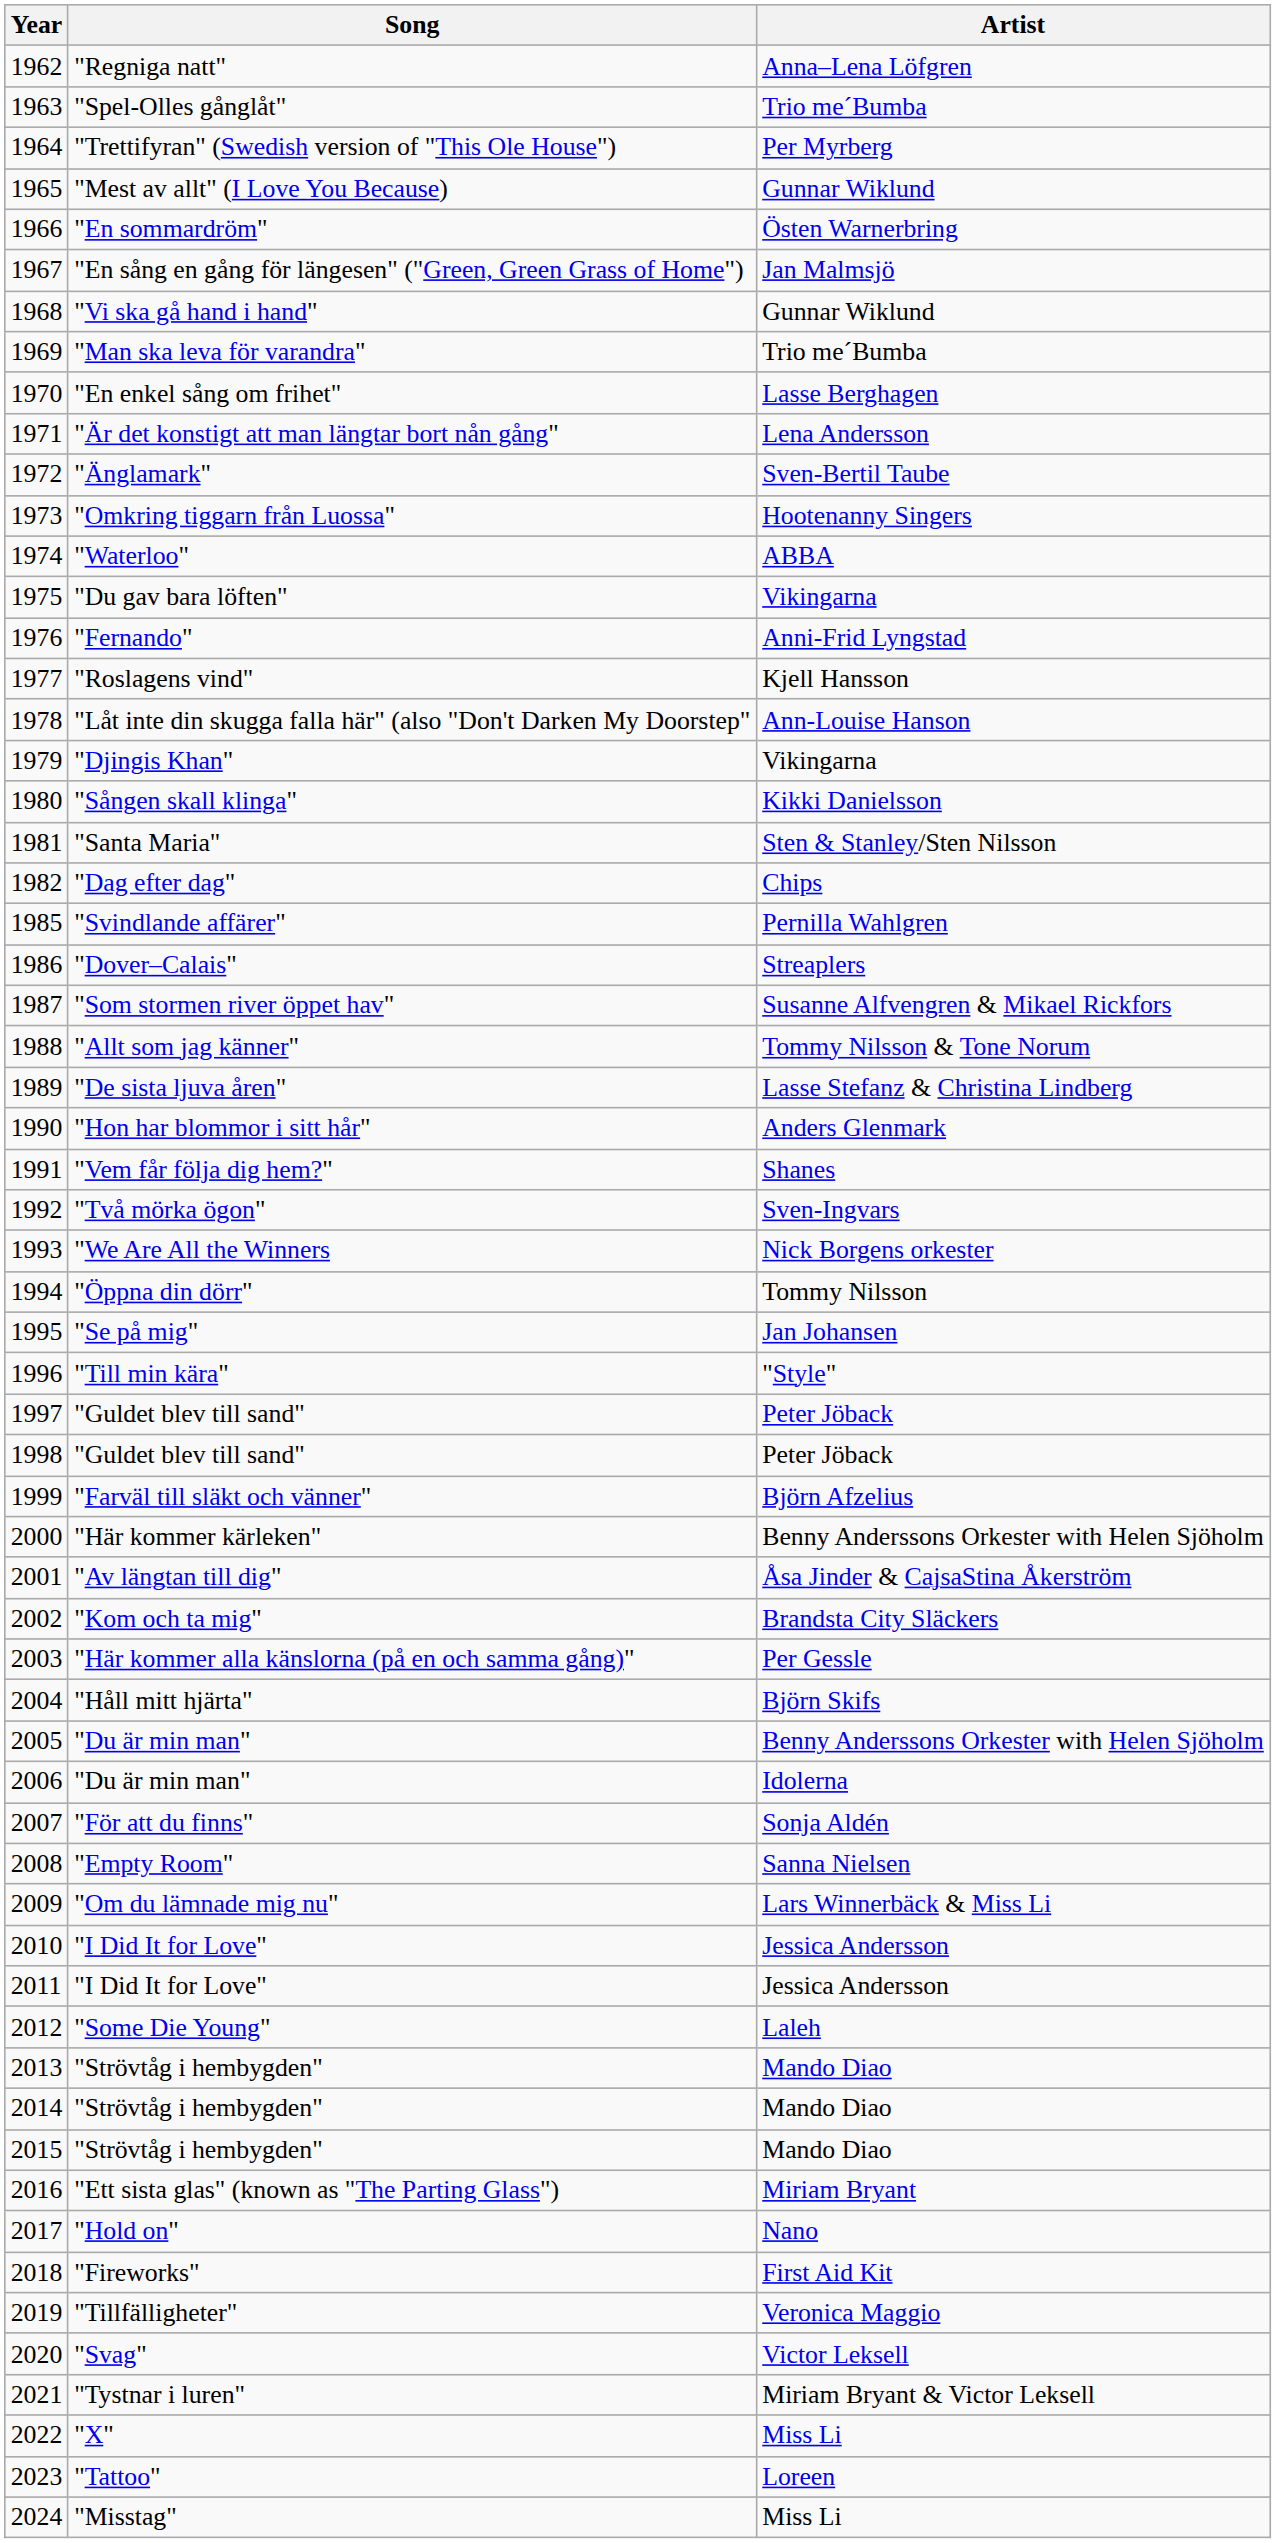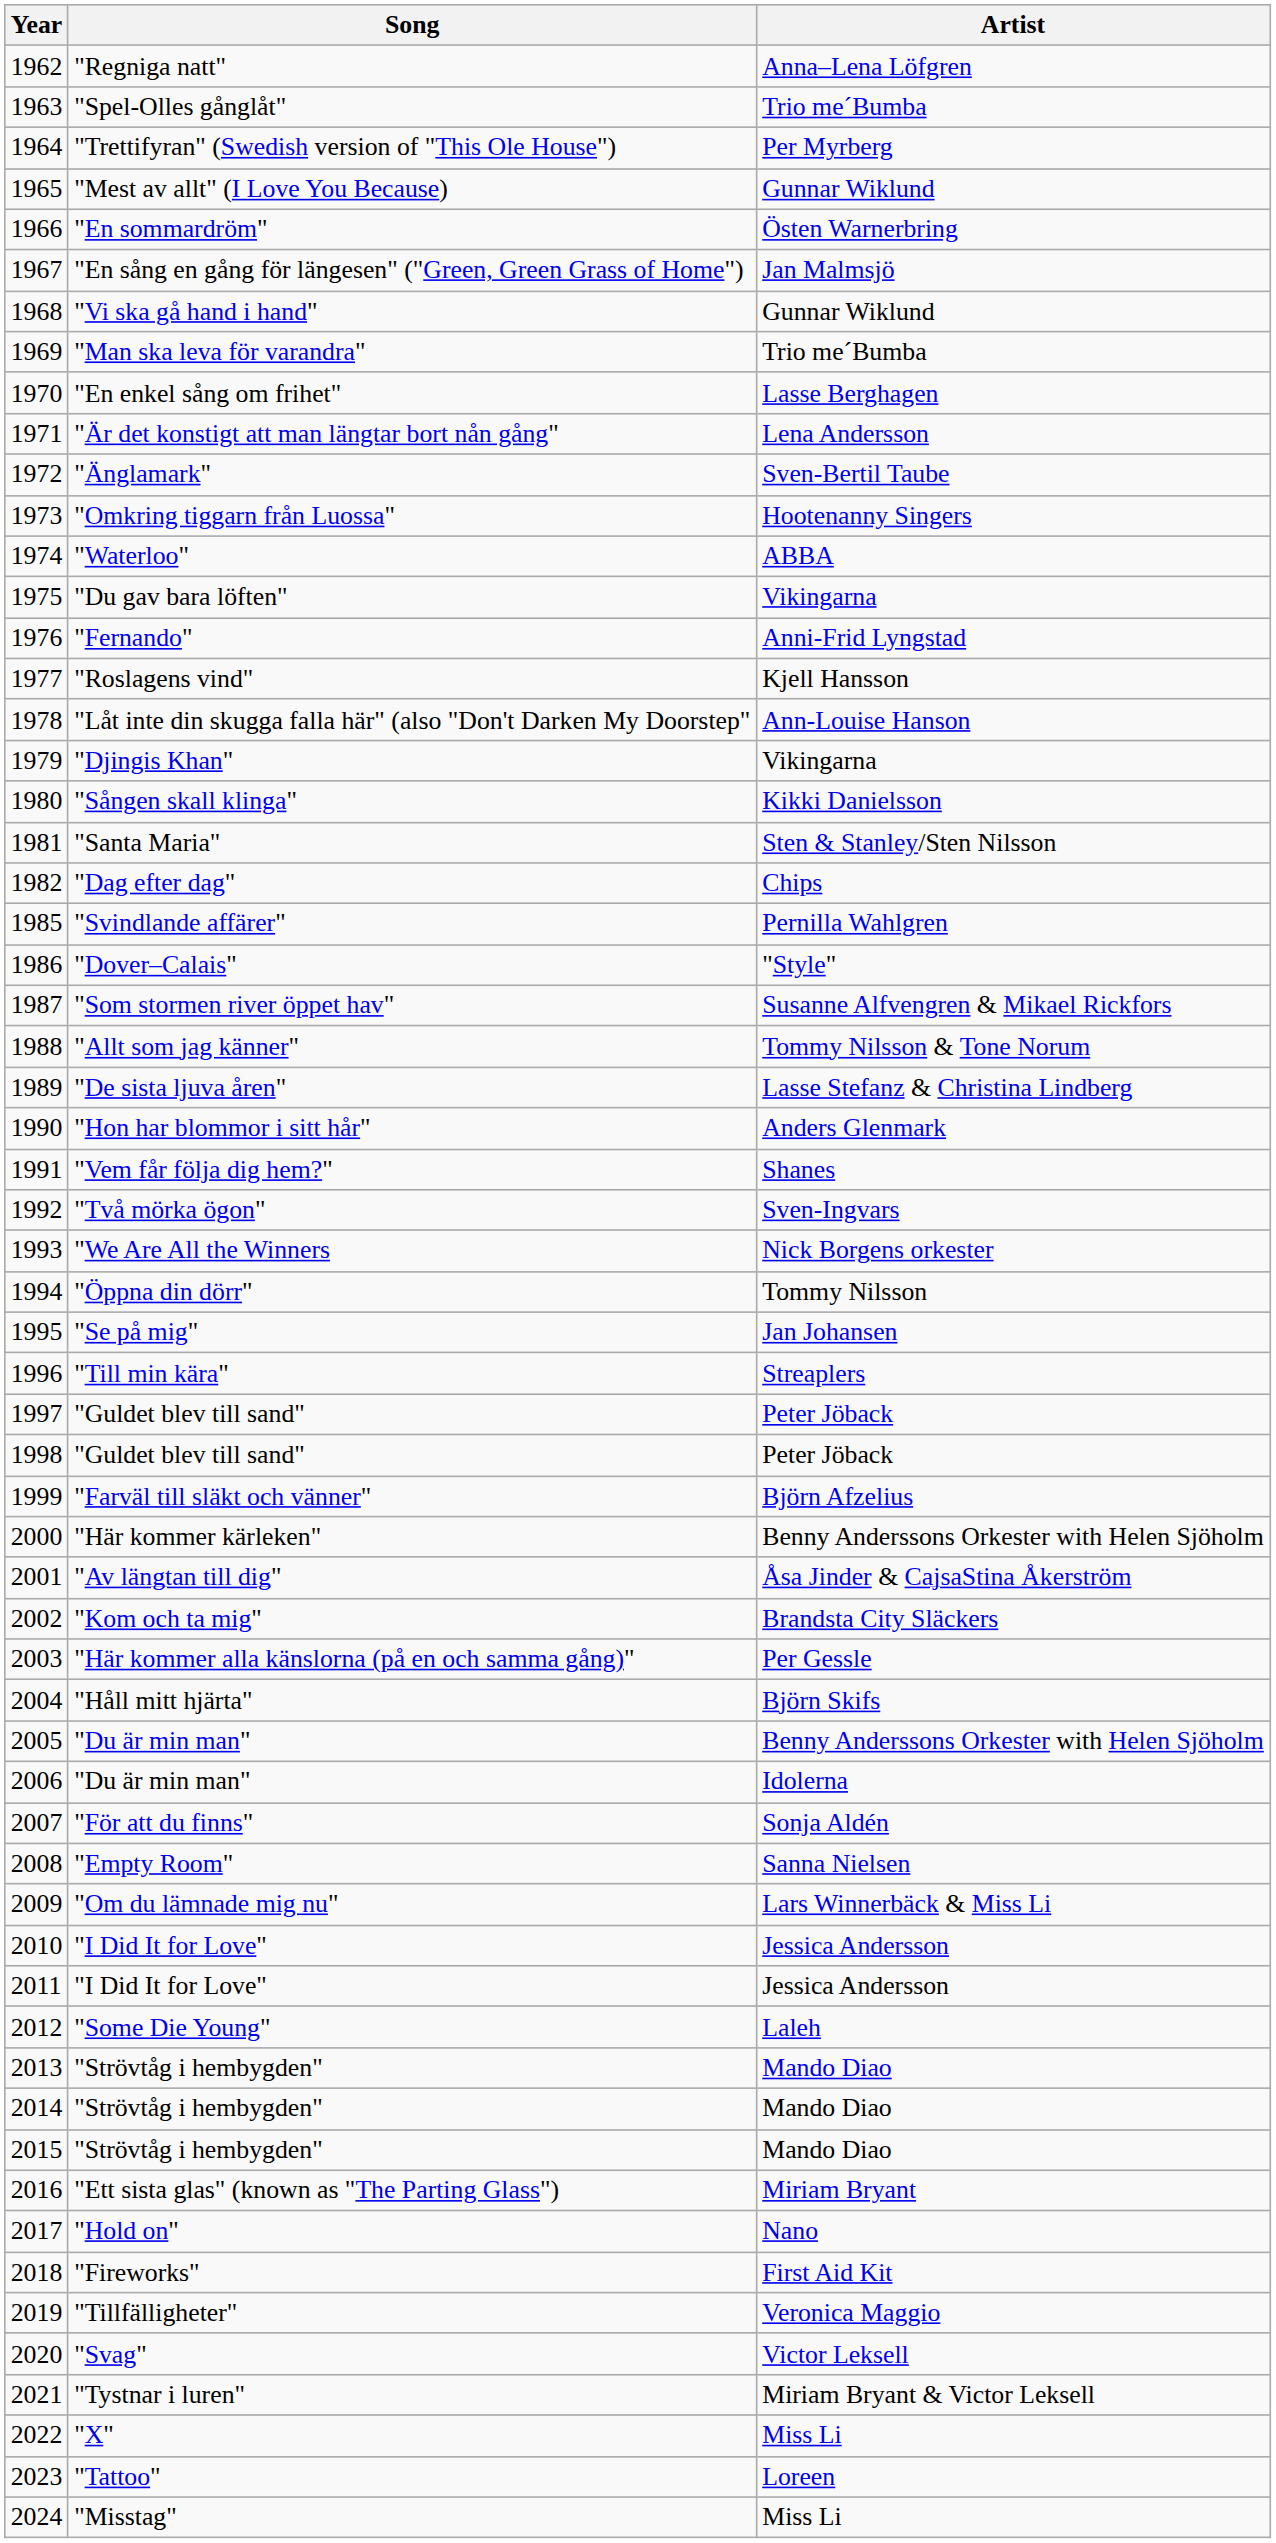(814, 964) Streaplers -> (799, 964) "Style"
(799, 1373) "Style" -> (814, 1373) Streaplers
